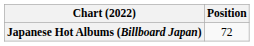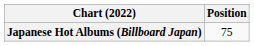(227, 31) 72 -> (227, 31) 75
